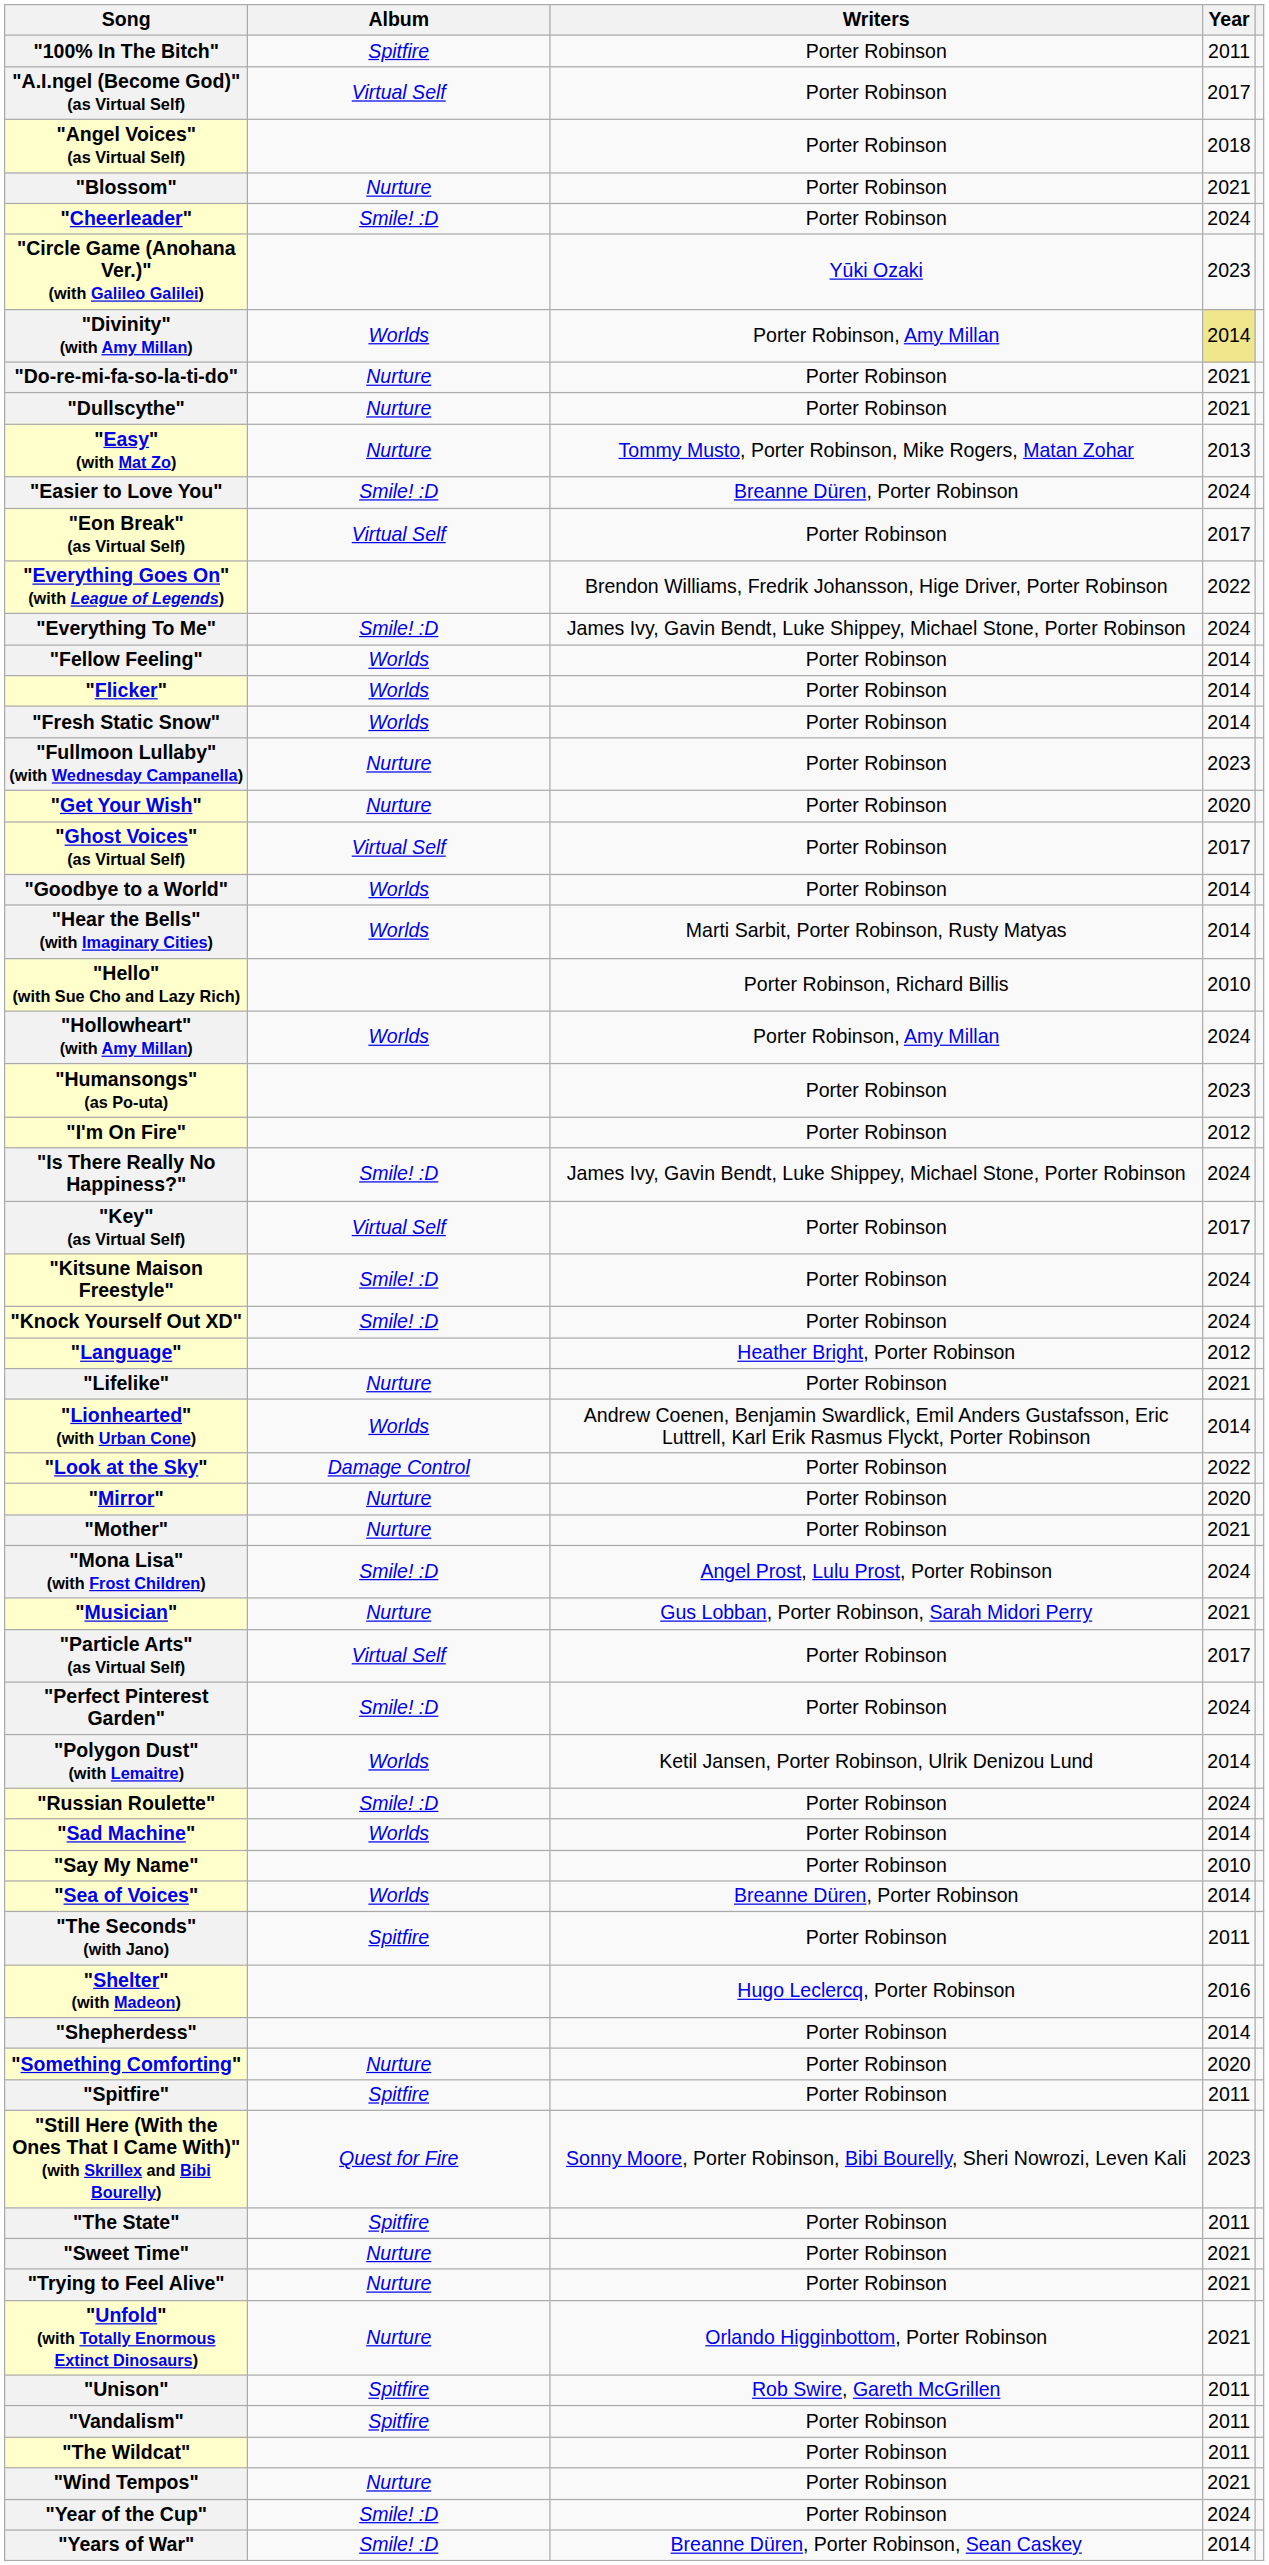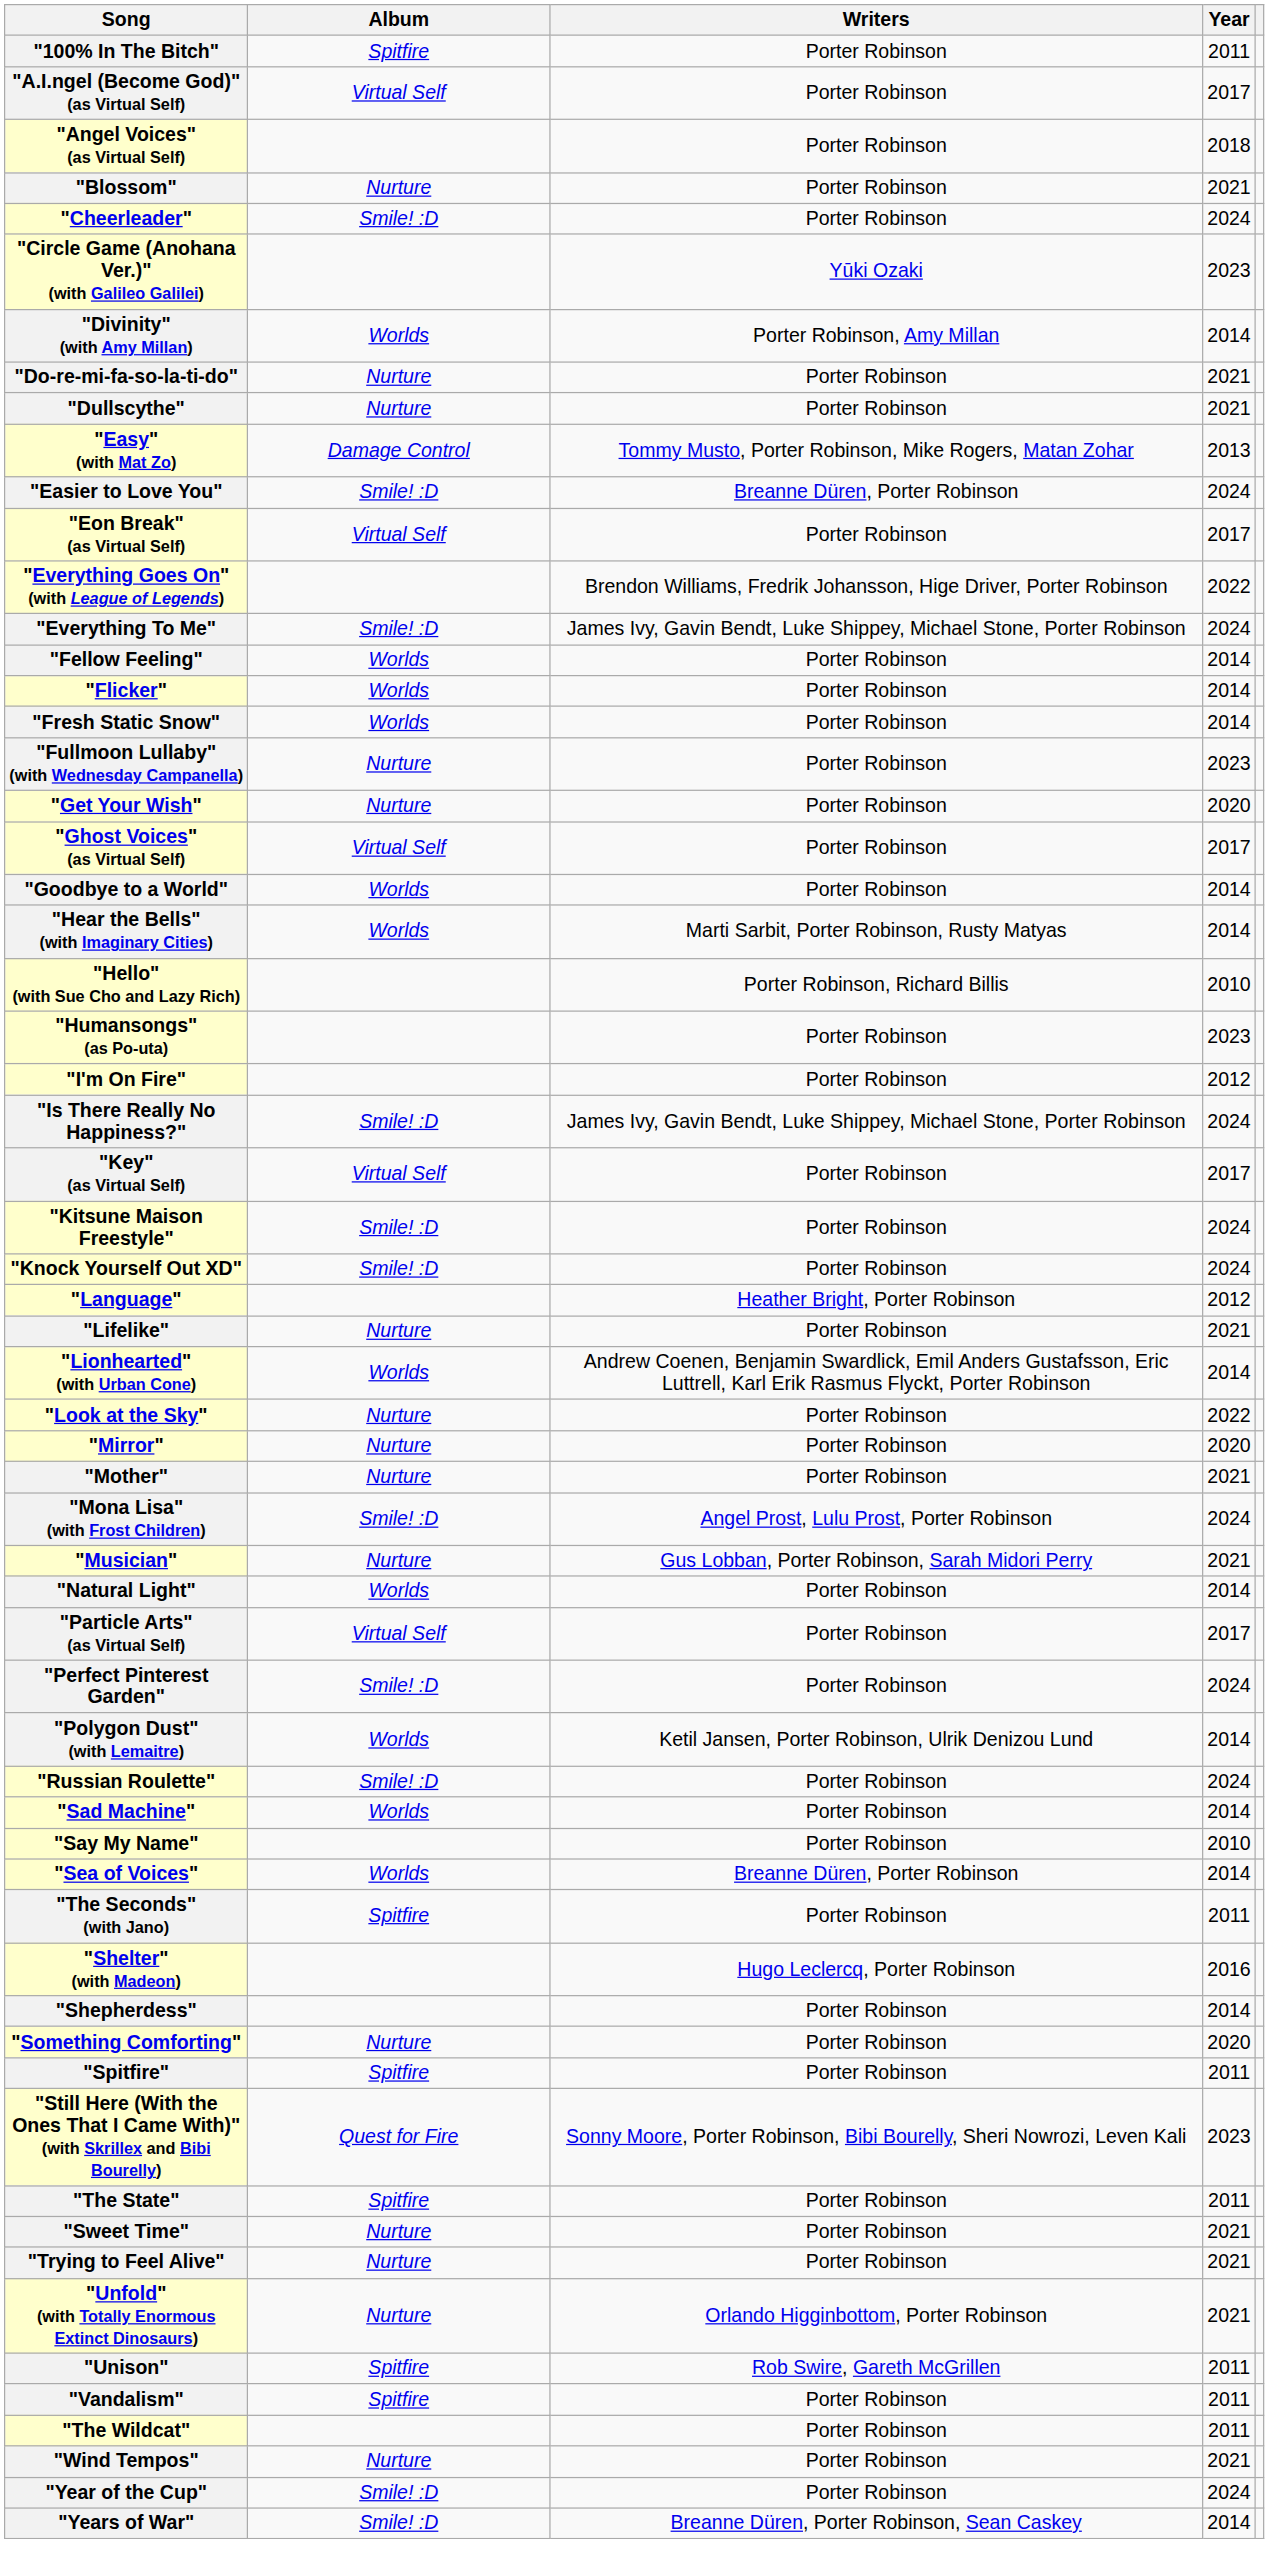(1229, 335) khaki background -> (1229, 335) no background
(399, 450) Nurture -> (399, 450) Damage Control
- row: (126, 1037)
(399, 1467) Damage Control -> (399, 1414) Nurture
+ row: (126, 1591)
